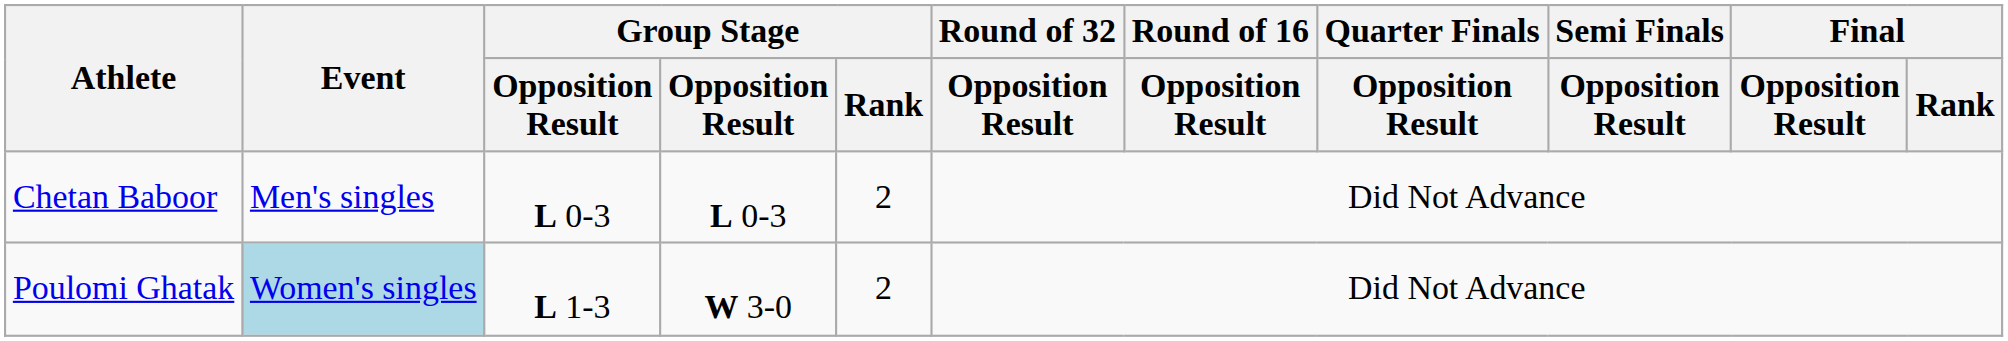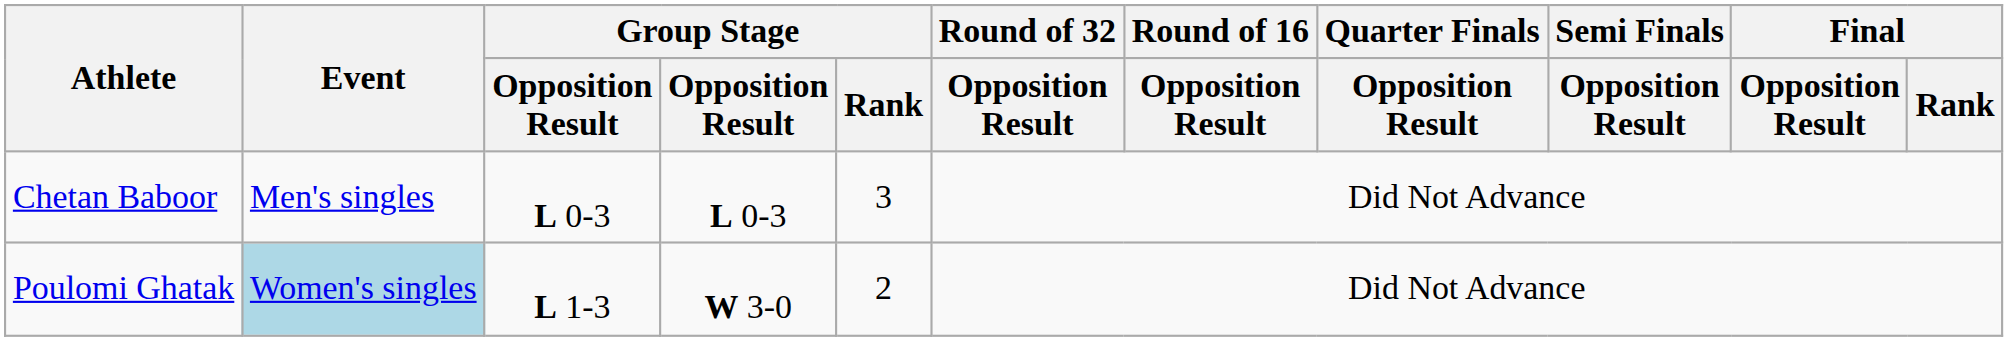(884, 196) 2 -> (884, 196) 3
